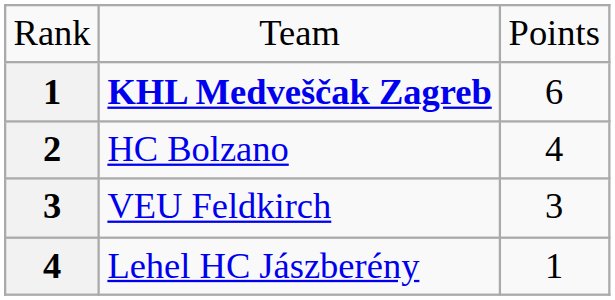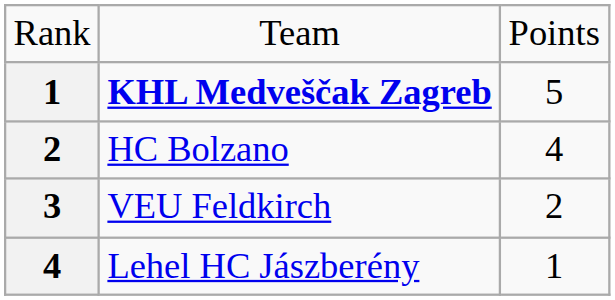(554, 91) 6 -> (554, 91) 5
(554, 206) 3 -> (554, 206) 2
